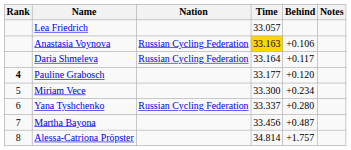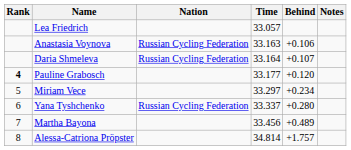(267, 43) gold background -> (267, 43) no background
(300, 59) +0.117 -> (300, 59) +0.107
(267, 91) 33.300 -> (267, 91) 33.297
(300, 122) +0.487 -> (300, 122) +0.489
